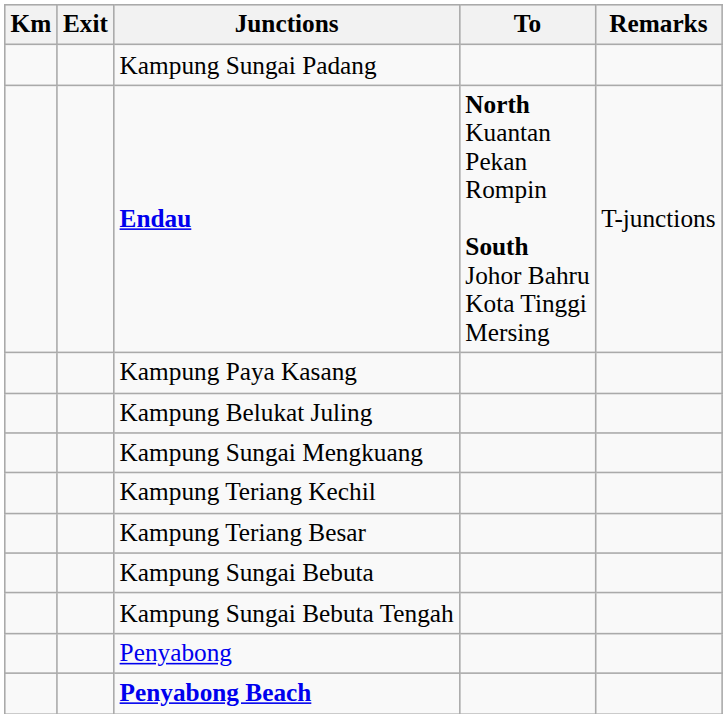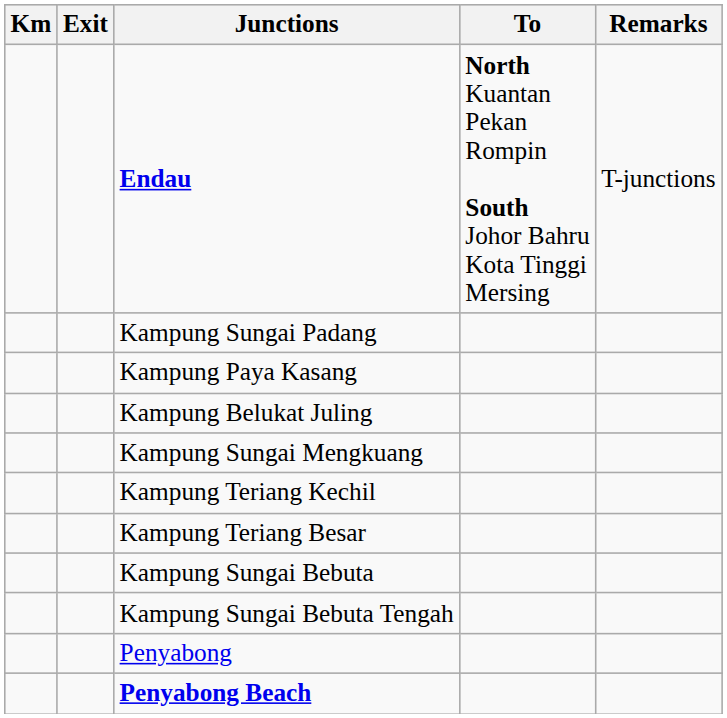rows swapped: (155, 218) <-> (248, 64)
